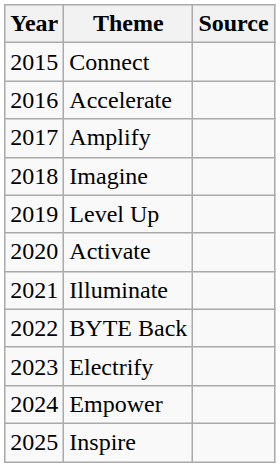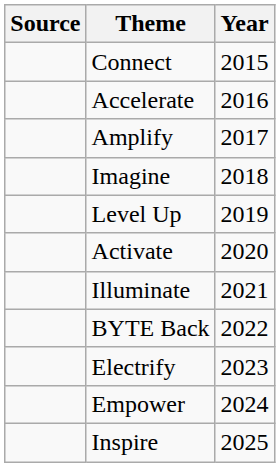columns swapped: (34, 23) <-> (234, 23)
